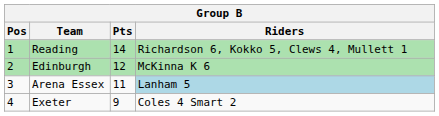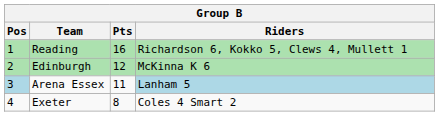(119, 49) 14 -> (119, 49) 16
(10, 85) no background -> (10, 85) lightblue background
(116, 102) 9 -> (116, 102) 8
